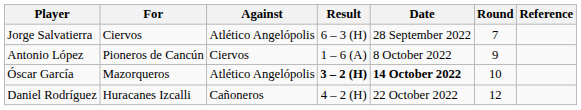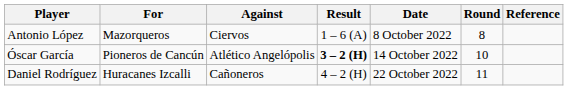- row: (50, 34)
(153, 54) Pioneros de Cancún -> (136, 34) Mazorqueros
(495, 54) 9 -> (482, 34) 8
(136, 74) Mazorqueros -> (153, 54) Pioneros de Cancún
(417, 74) bold -> (415, 54) normal
(495, 94) 12 -> (482, 74) 11
